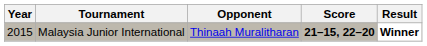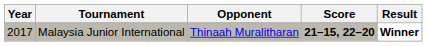(20, 32) 2015 -> (20, 32) 2017
